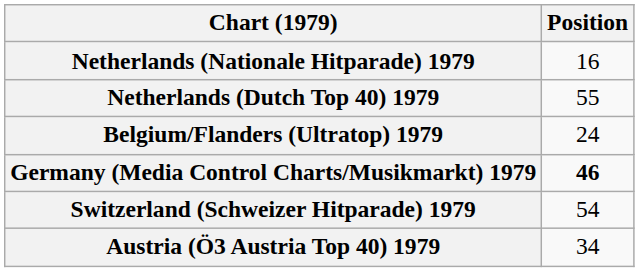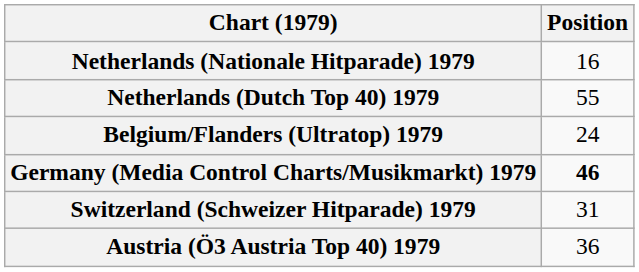(588, 209) 54 -> (588, 209) 31
(588, 246) 34 -> (588, 246) 36
